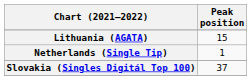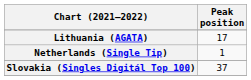(222, 38) 15 -> (222, 38) 17
